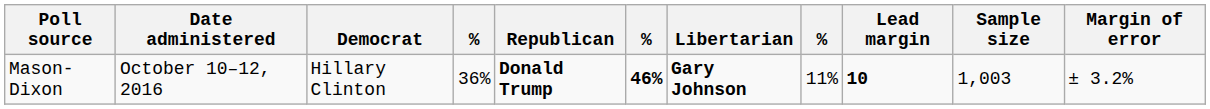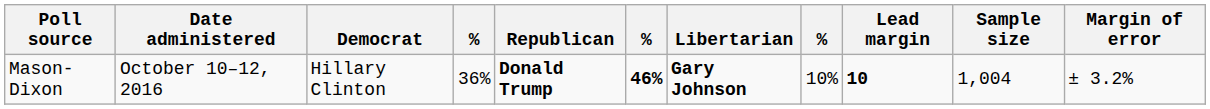(822, 80) 11% -> (822, 80) 10%
(984, 80) 1,003 -> (984, 80) 1,004
